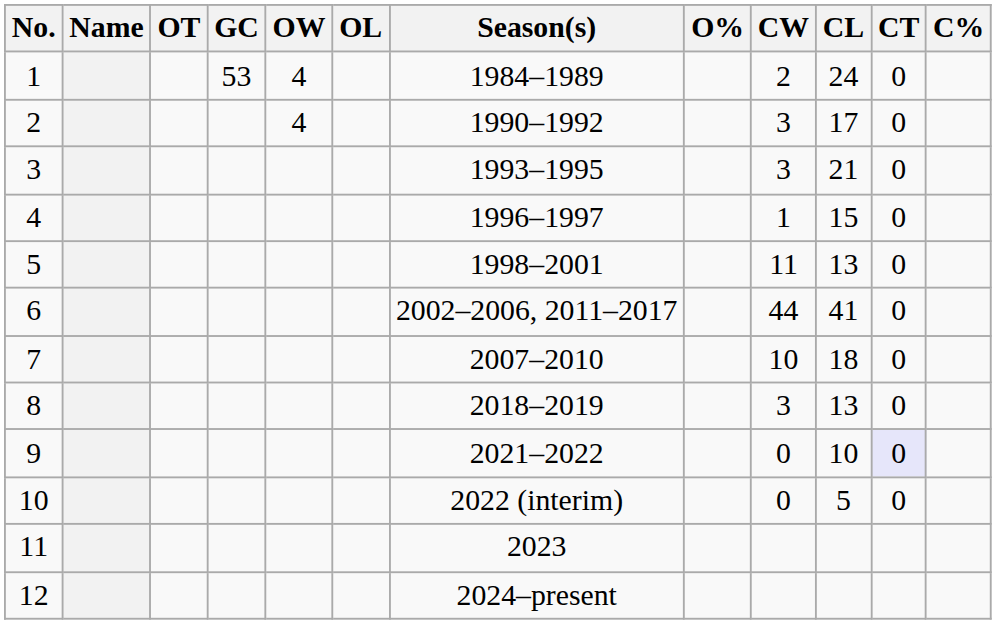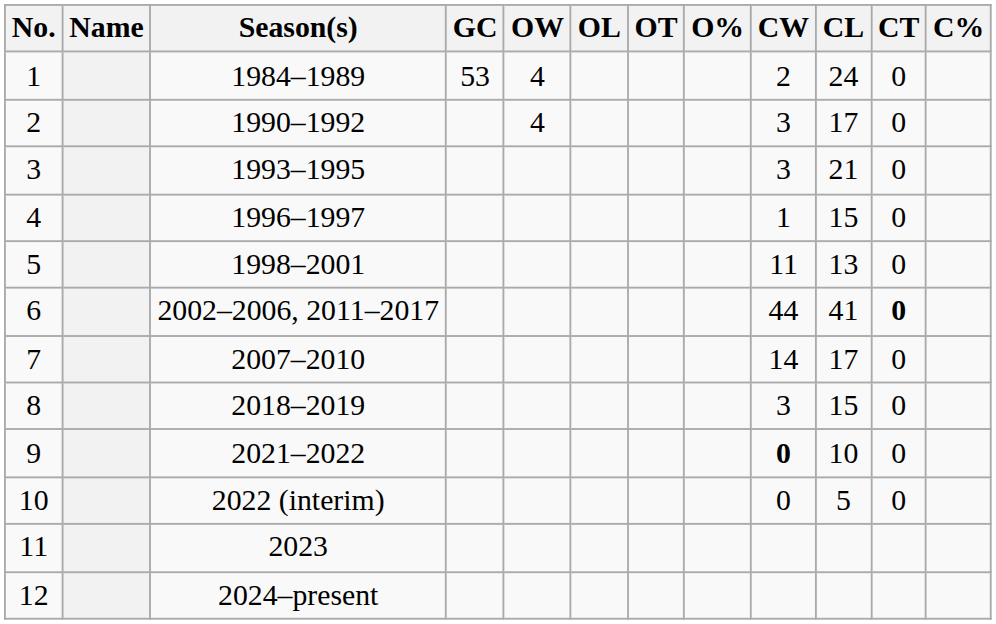columns swapped: (537, 28) <-> (179, 28)
(899, 311) normal -> (899, 311) bold
(783, 358) 10 -> (783, 358) 14
(843, 358) 18 -> (843, 358) 17
(843, 405) 13 -> (843, 405) 15
(783, 452) normal -> (783, 452) bold
(899, 452) lavender background -> (899, 452) no background
